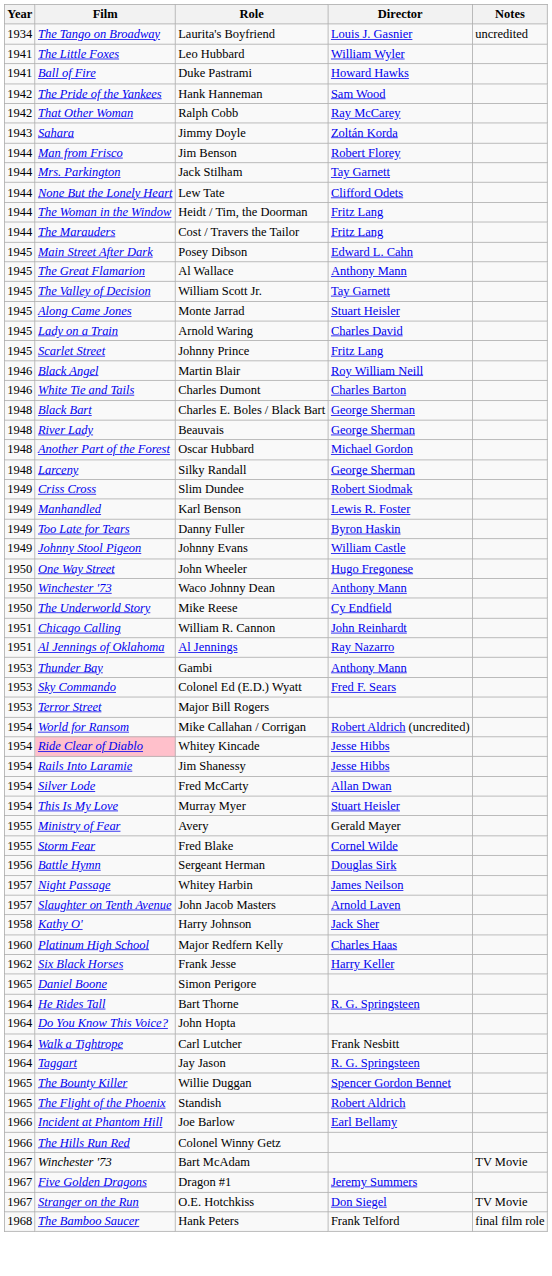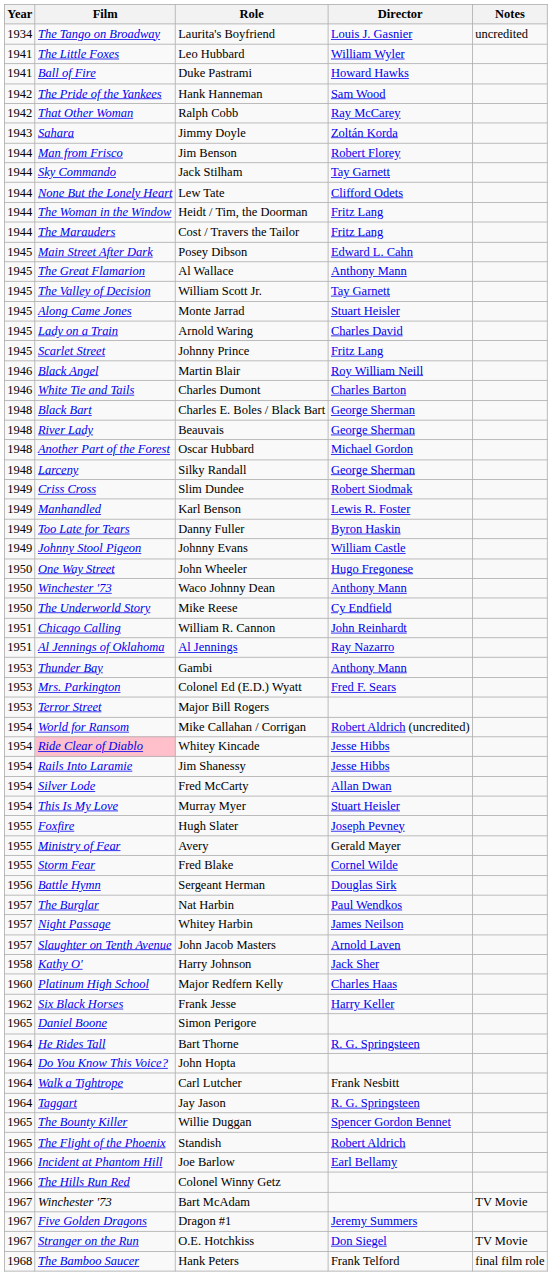(79, 172) Mrs. Parkington -> (77, 172) Sky Commando
(77, 687) Sky Commando -> (79, 687) Mrs. Parkington
+ row: (208, 825)
+ row: (206, 905)
